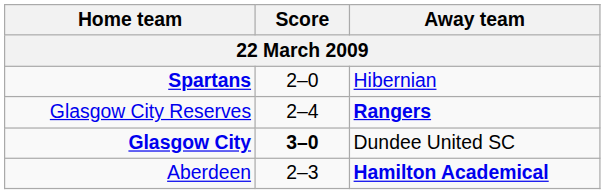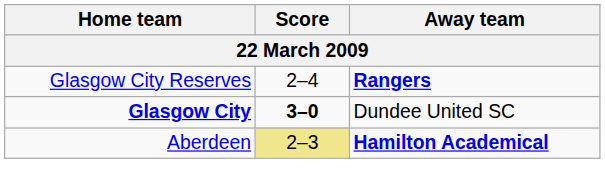- row: (210, 81)
(302, 173) no background -> (302, 142) khaki background
